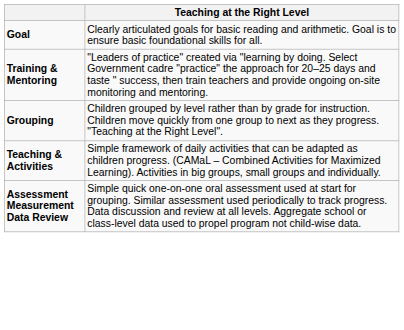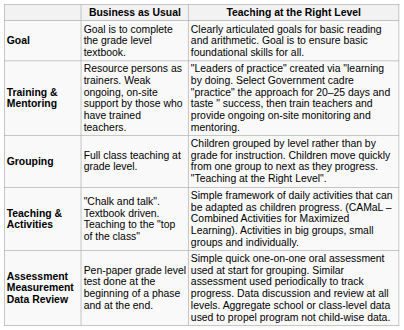+ column: (135, 12)
